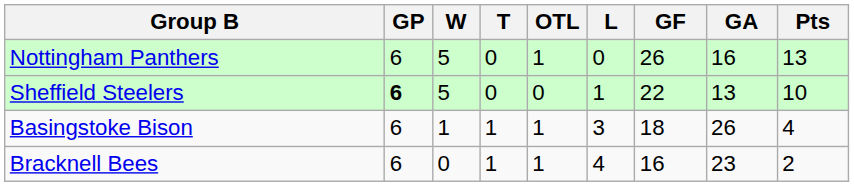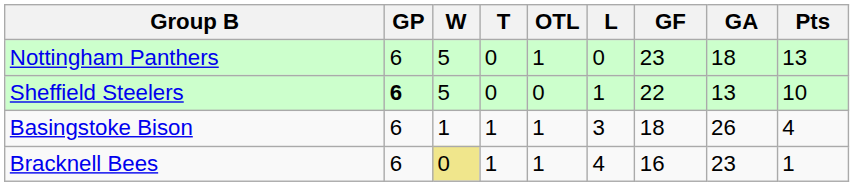(652, 57) 26 -> (652, 57) 23
(723, 57) 16 -> (723, 57) 18
(444, 163) no background -> (444, 163) khaki background
(788, 163) 2 -> (788, 163) 1
